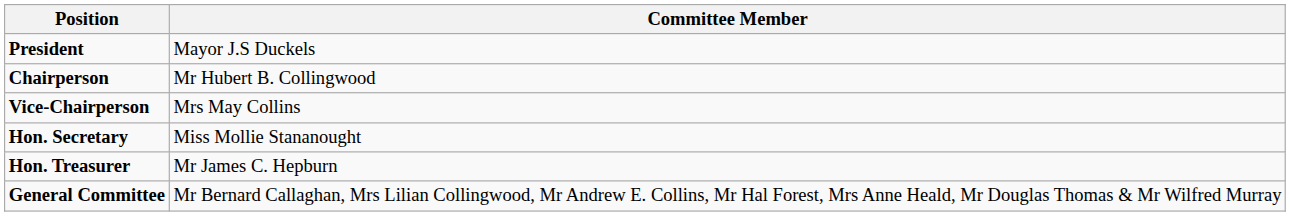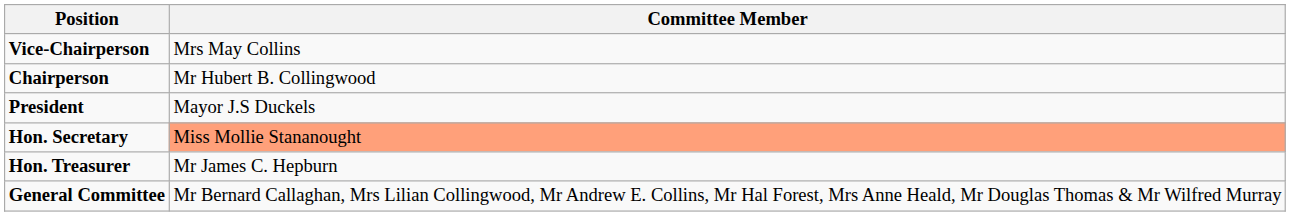rows swapped: (46, 48) <-> (79, 107)
(267, 136) no background -> (267, 136) lightsalmon background
